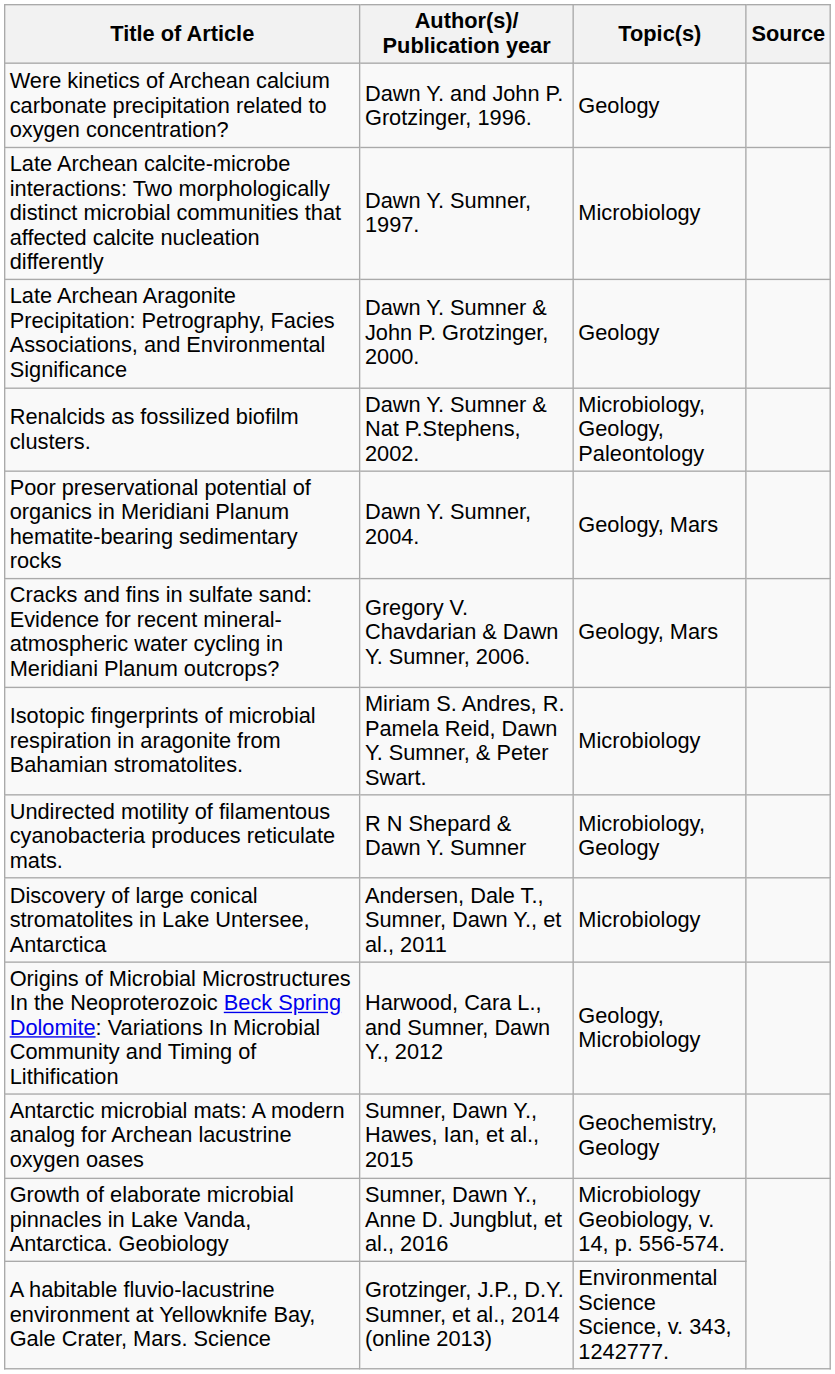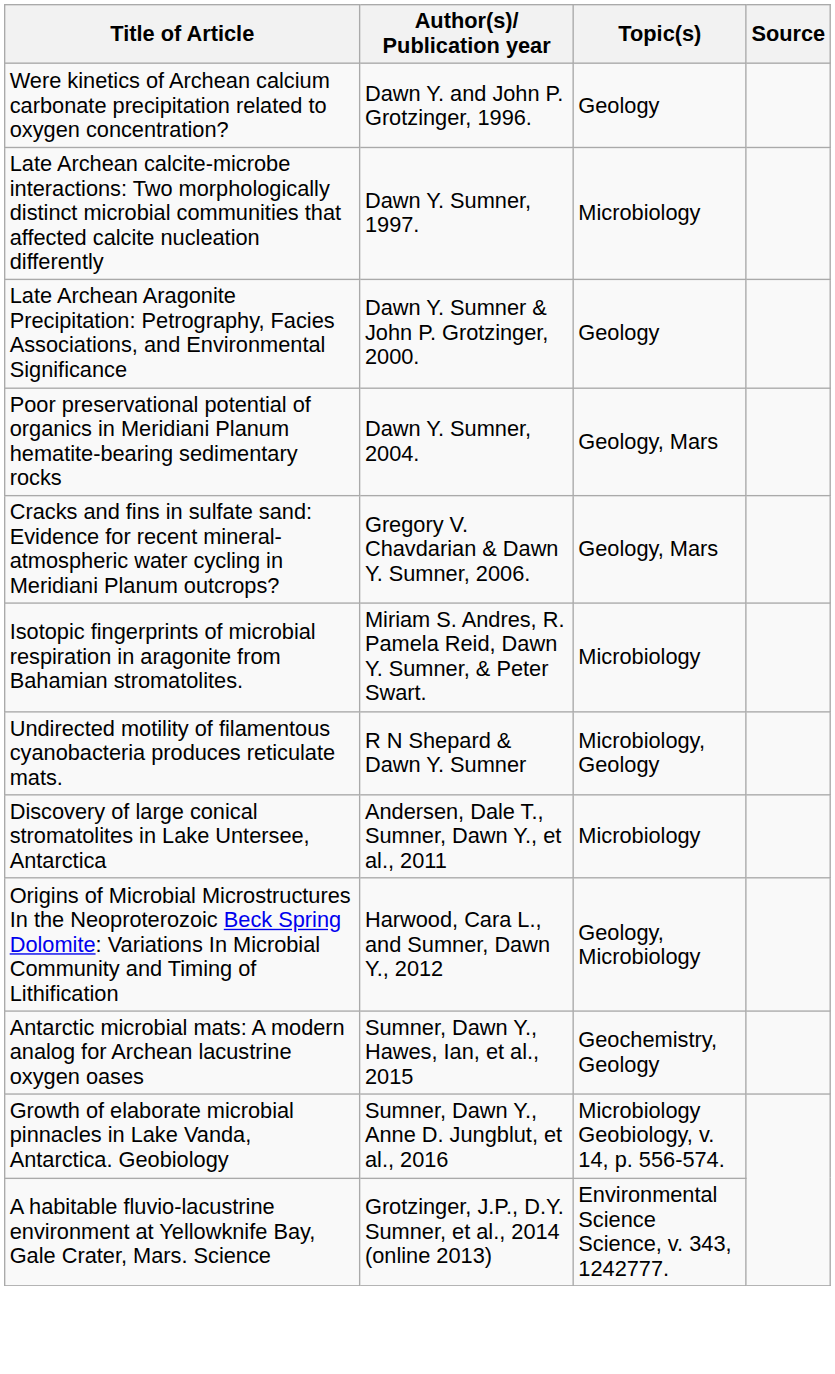- row: (154, 429)
